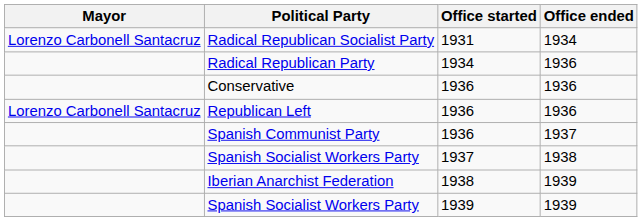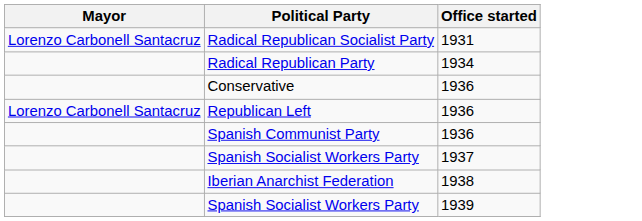- column: (589, 16)
